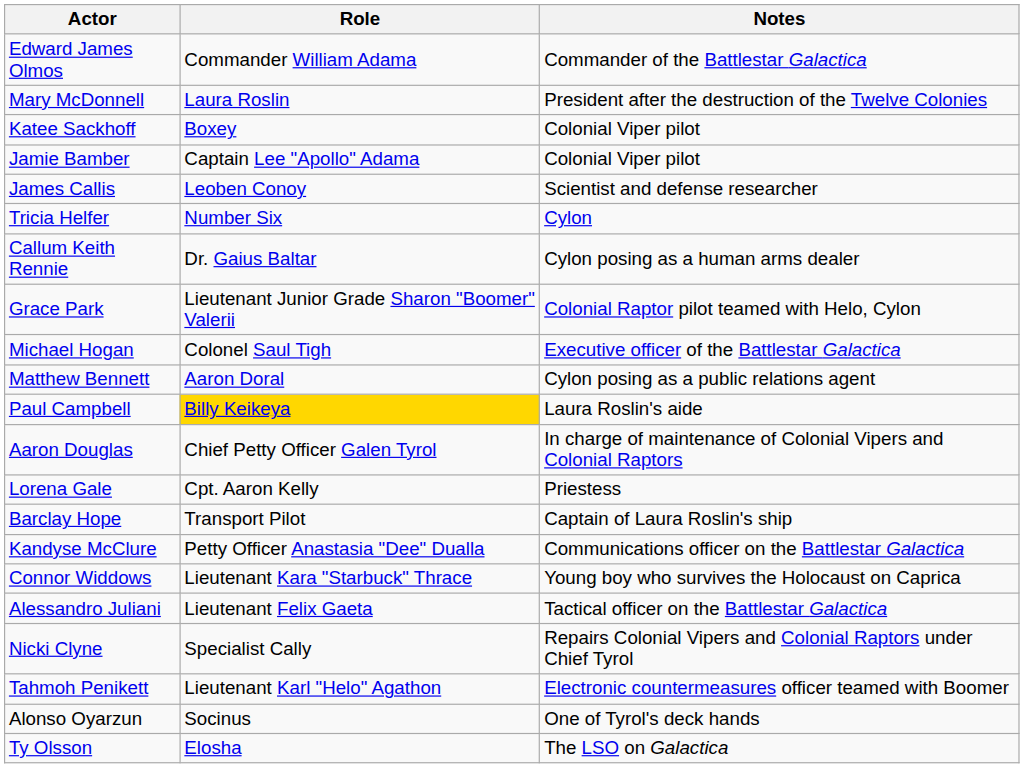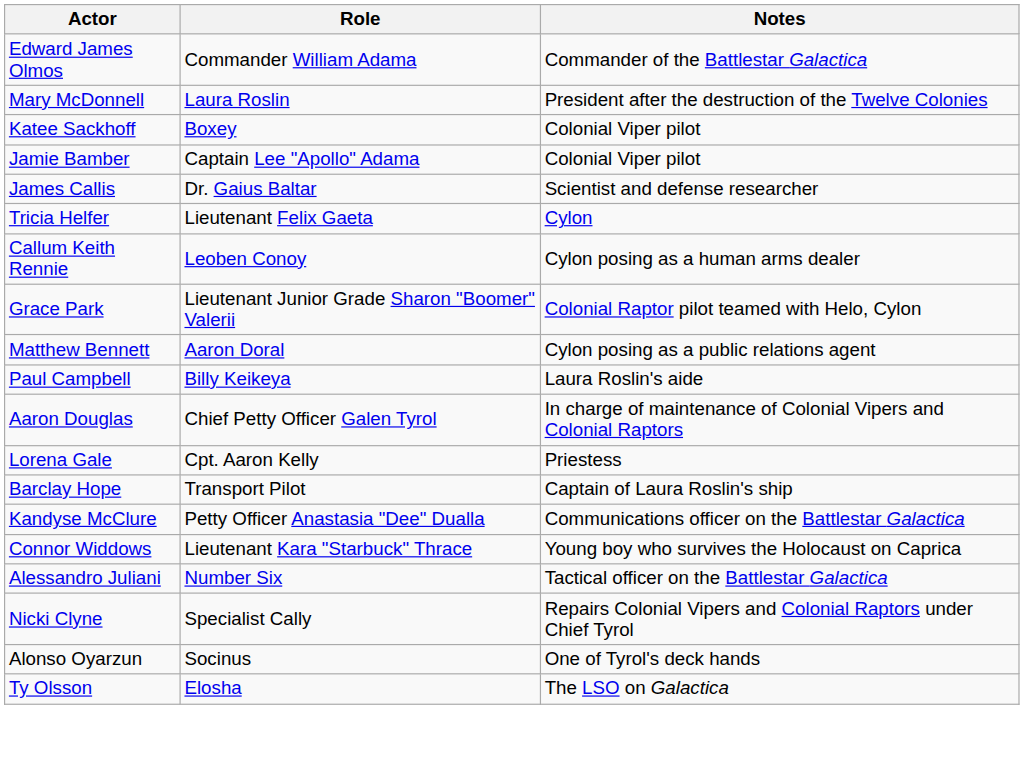(245, 188) Leoben Conoy -> (251, 188) Dr. Gaius Baltar
(233, 218) Number Six -> (279, 218) Lieutenant Felix Gaeta
(250, 258) Dr. Gaius Baltar -> (245, 258) Leoben Conoy
- row: (71, 349)
(237, 409) gold background -> (238, 379) no background
(279, 608) Lieutenant Felix Gaeta -> (233, 578) Number Six
- row: (79, 688)
